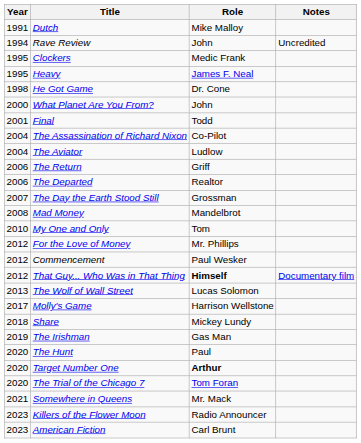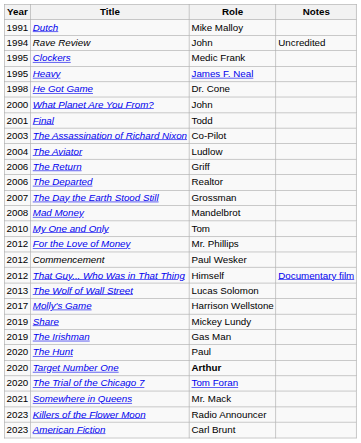(17, 136) 2004 -> (17, 136) 2003
(209, 275) bold -> (208, 275) normal
(17, 321) 2018 -> (17, 321) 2019
